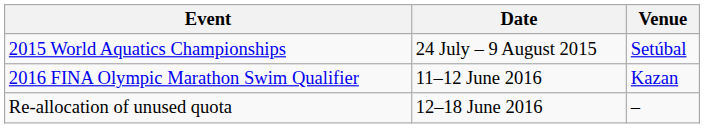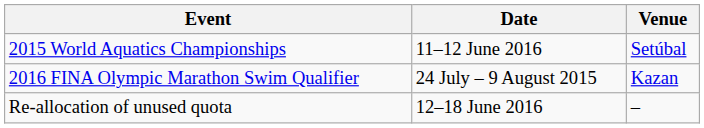(506, 48) 24 July – 9 August 2015 -> (479, 48) 11–12 June 2016
(479, 78) 11–12 June 2016 -> (506, 78) 24 July – 9 August 2015
